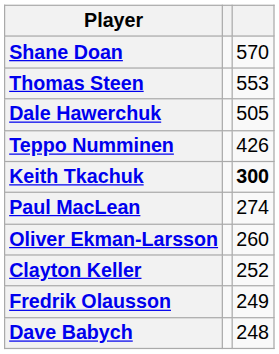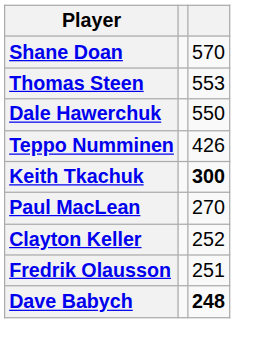(253, 114) 505 -> (208, 114) 550
(253, 208) 274 -> (208, 208) 270
- row: (114, 239)
(253, 301) 249 -> (208, 270) 251
(253, 332) normal -> (208, 301) bold
